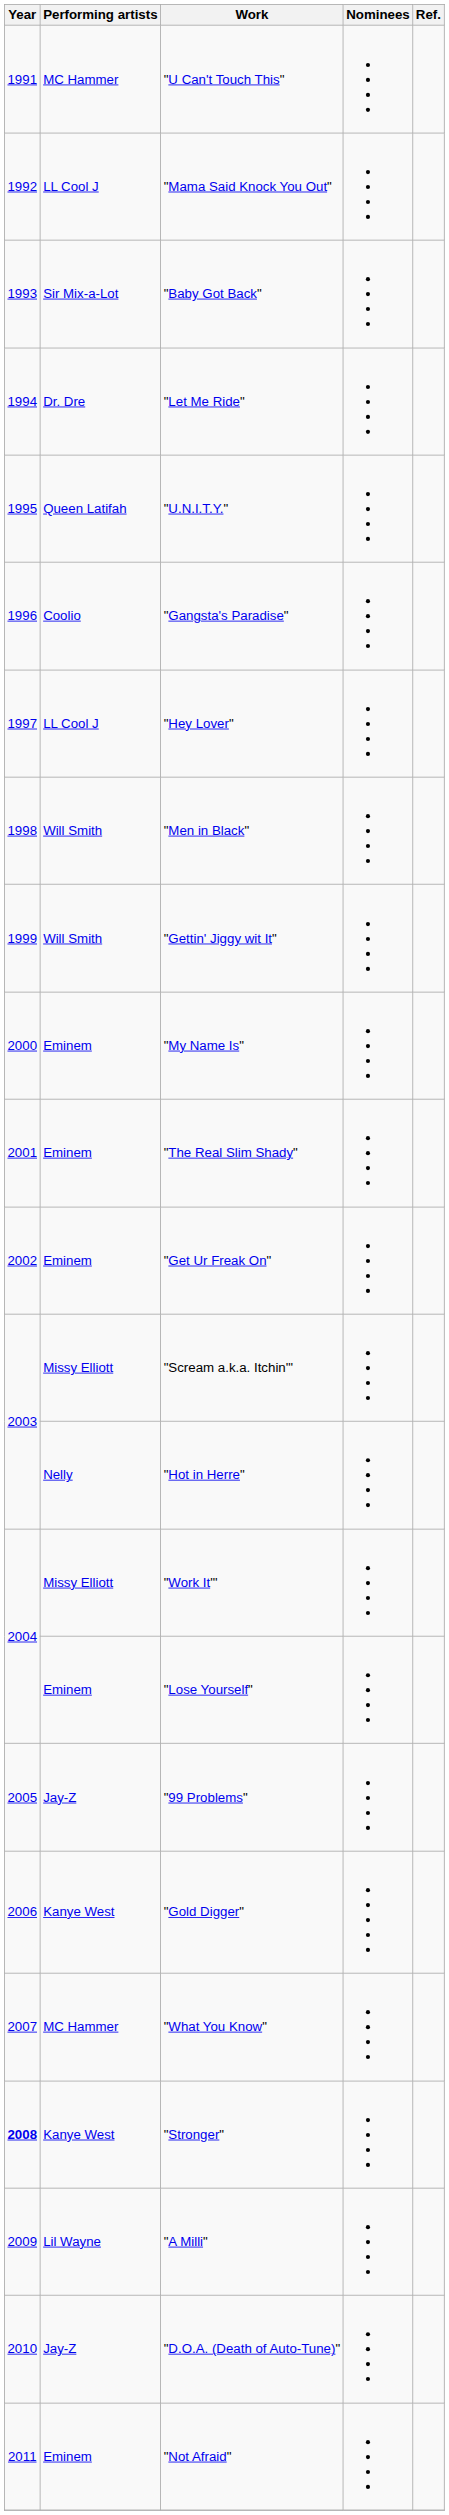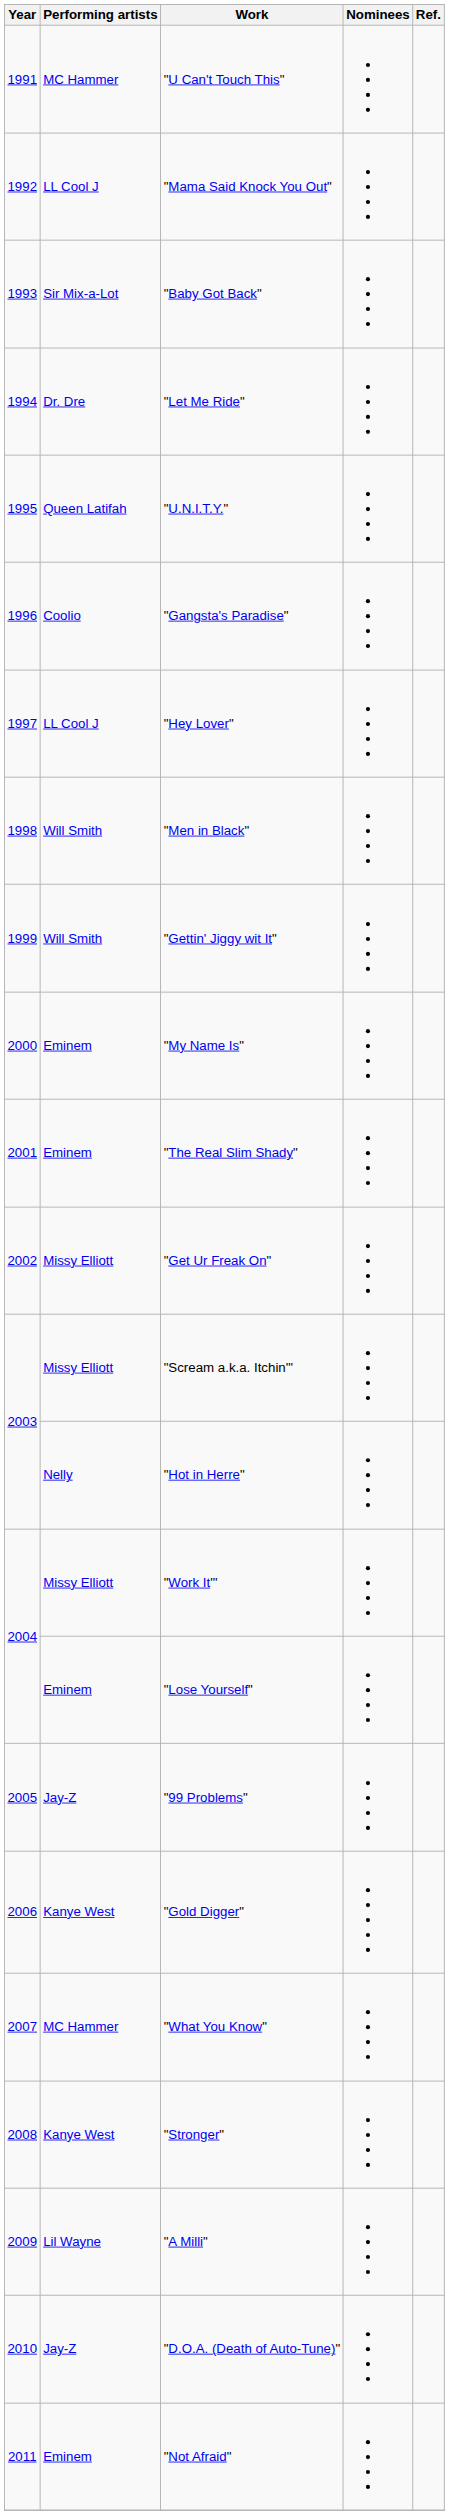(67, 1260) Eminem -> (78, 1260) Missy Elliott
(22, 2134) bold -> (22, 2134) normal
